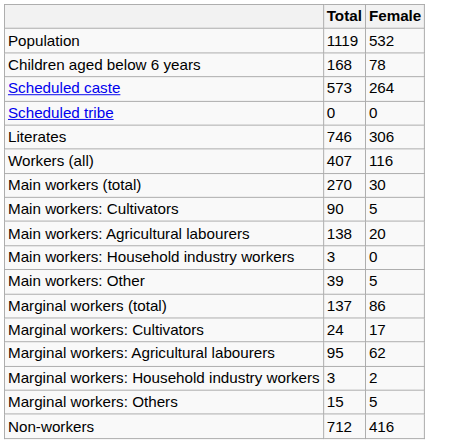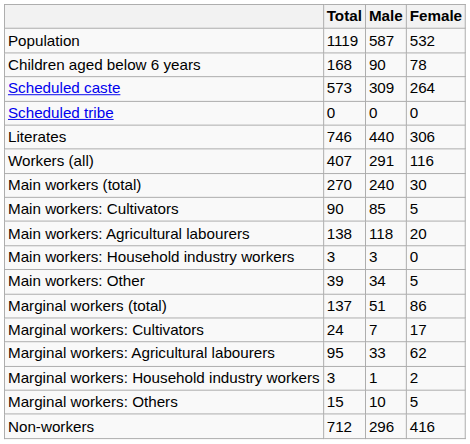+ column: (386, 16)
